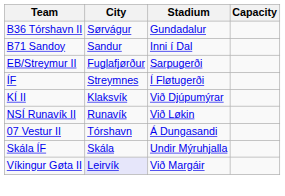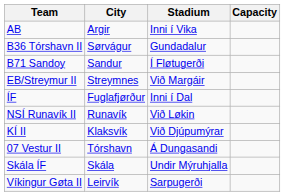+ row: (14, 30)
(171, 47) Inni í Dal -> (177, 64) Í Fløtugerði
(116, 64) Fuglafjørður -> (113, 81) Streymnes
(176, 64) Sarpugerði -> (177, 81) Við Margáir
(113, 81) Streymnes -> (116, 98) Fuglafjørður
(177, 81) Í Fløtugerði -> (171, 98) Inni í Dal
rows swapped: (16, 98) <-> (41, 115)
(103, 166) lavender background -> (103, 183) no background
(177, 166) Við Margáir -> (176, 183) Sarpugerði
